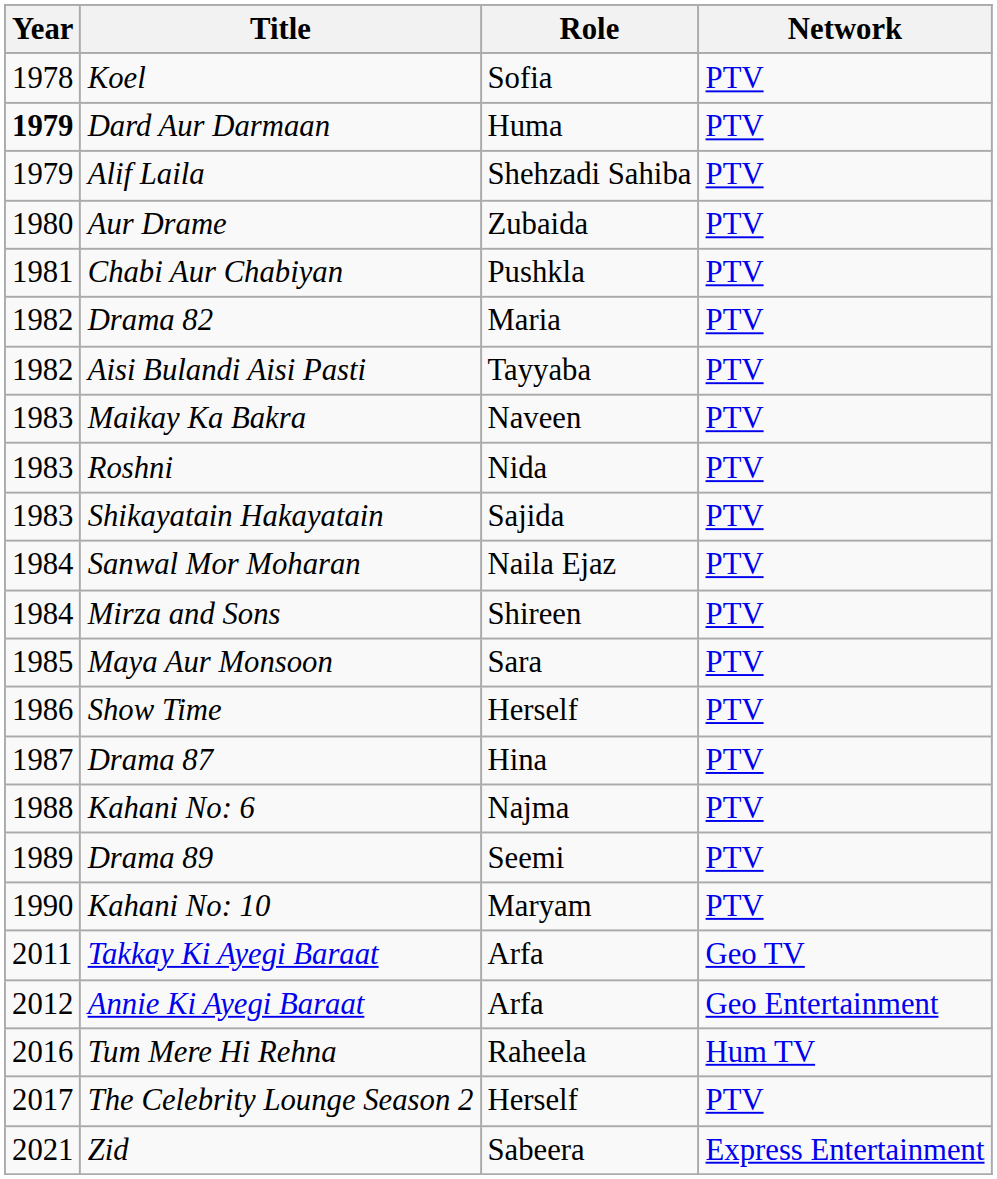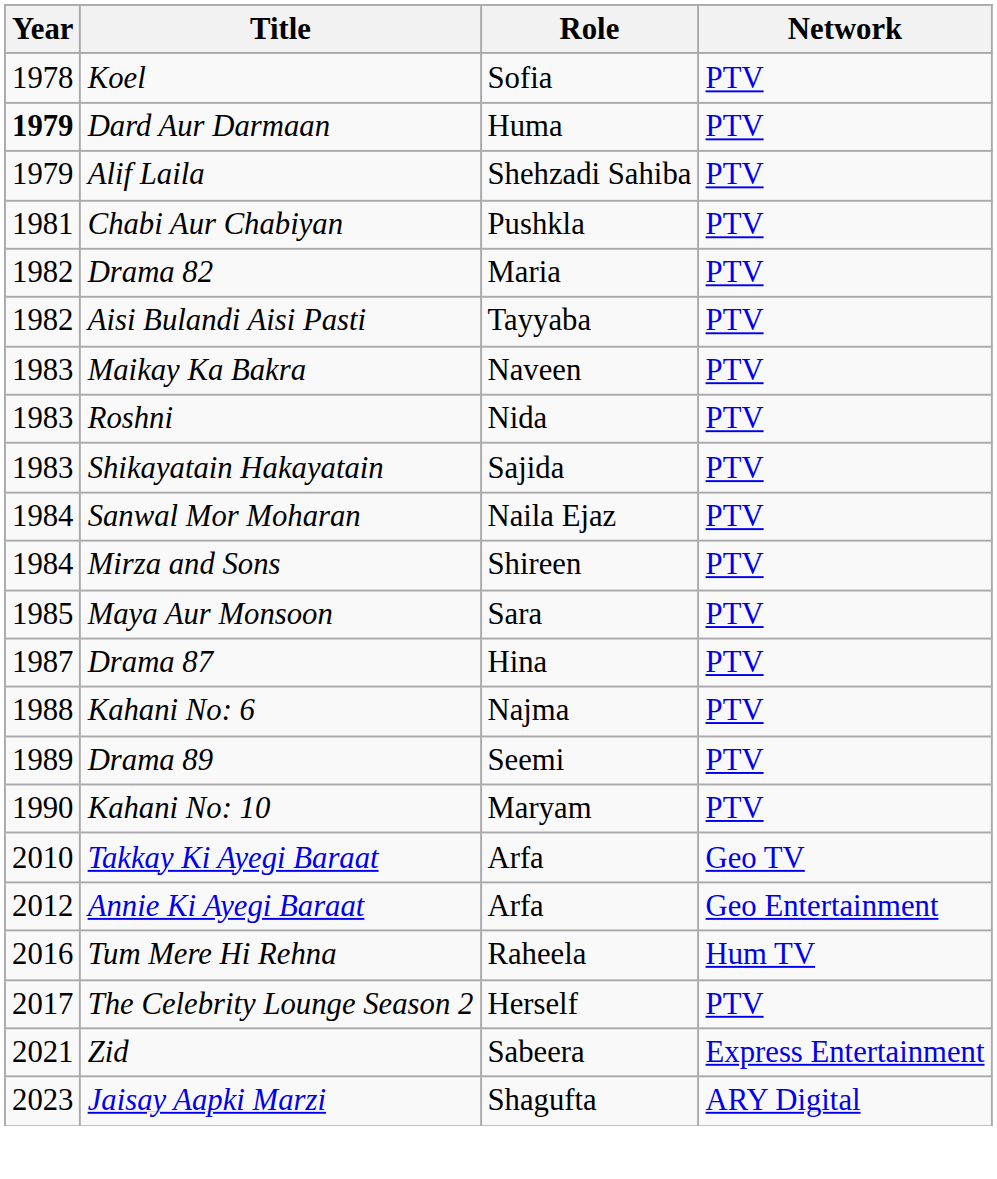- row: (157, 223)
- row: (155, 710)
(42, 954) 2011 -> (43, 857) 2010
+ row: (207, 1100)
